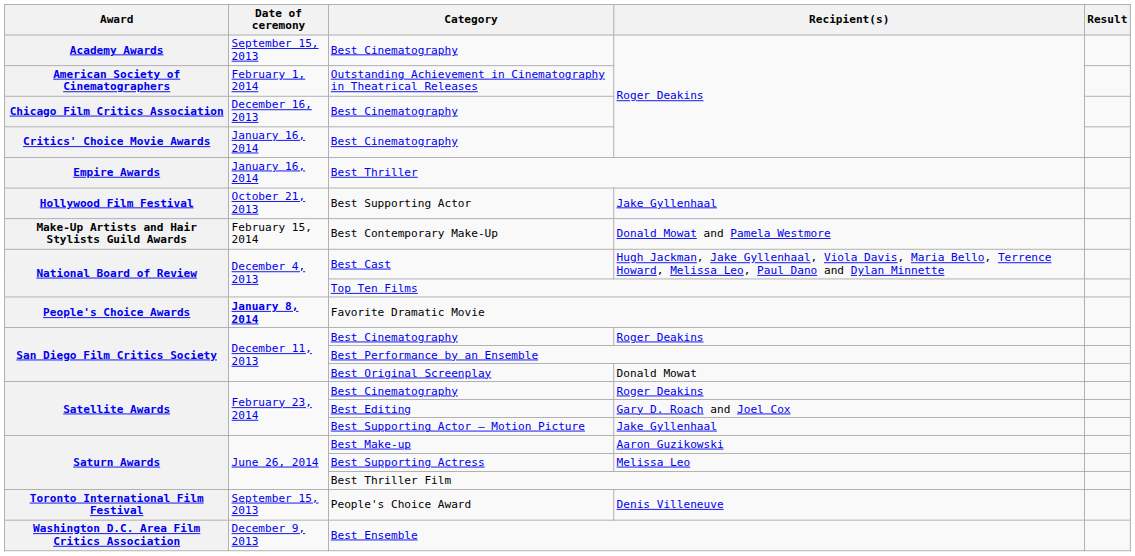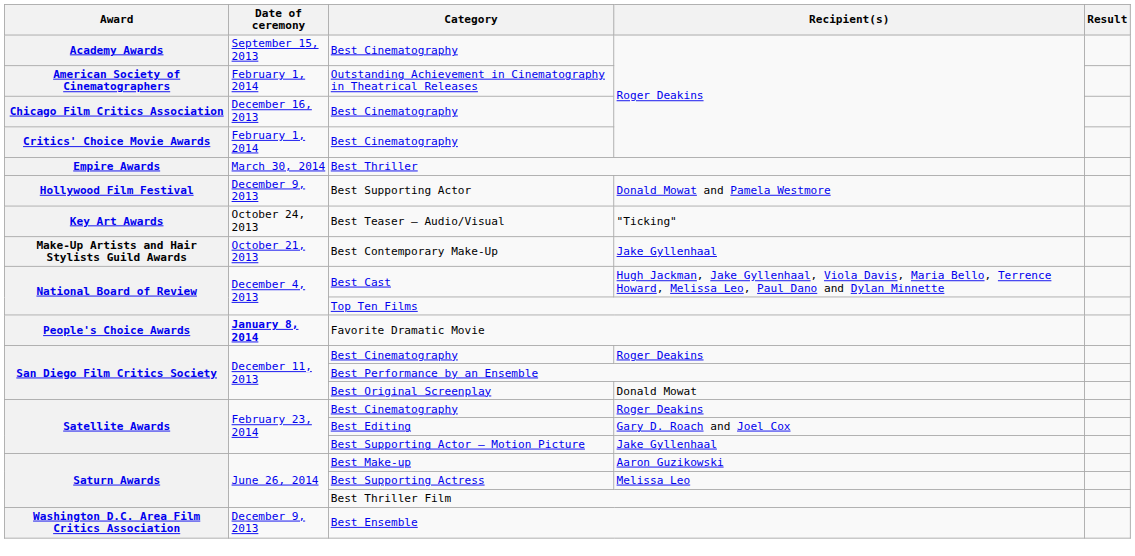(268, 142) January 16, 2014 -> (268, 142) February 1, 2014
(268, 173) January 16, 2014 -> (278, 166) March 30, 2014
(268, 203) October 21, 2013 -> (268, 191) December 9, 2013
(667, 203) Jake Gyllenhaal -> (724, 191) Donald Mowat and Pamela Westmore
+ row: (117, 221)
(272, 234) February 15, 2014 -> (268, 252) October 21, 2013
(724, 234) Donald Mowat and Pamela Westmore -> (667, 252) Jake Gyllenhaal
- row: (117, 505)
